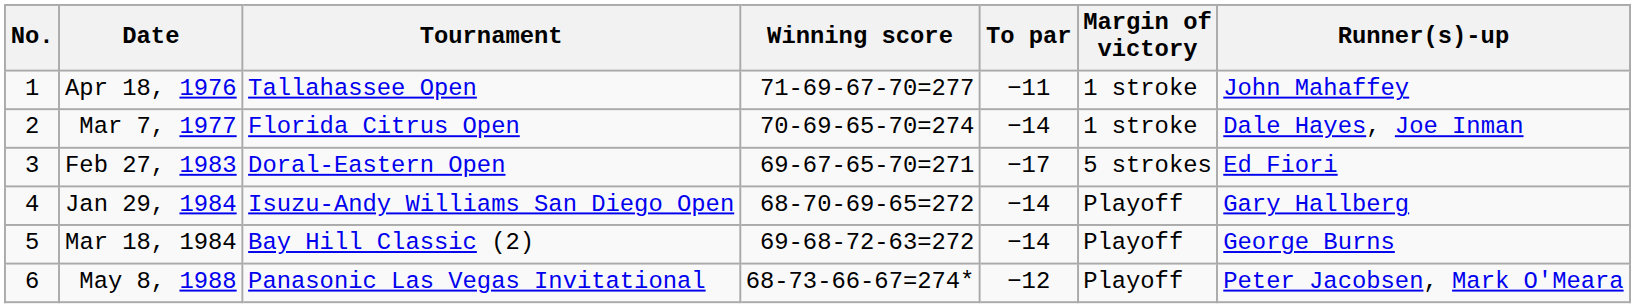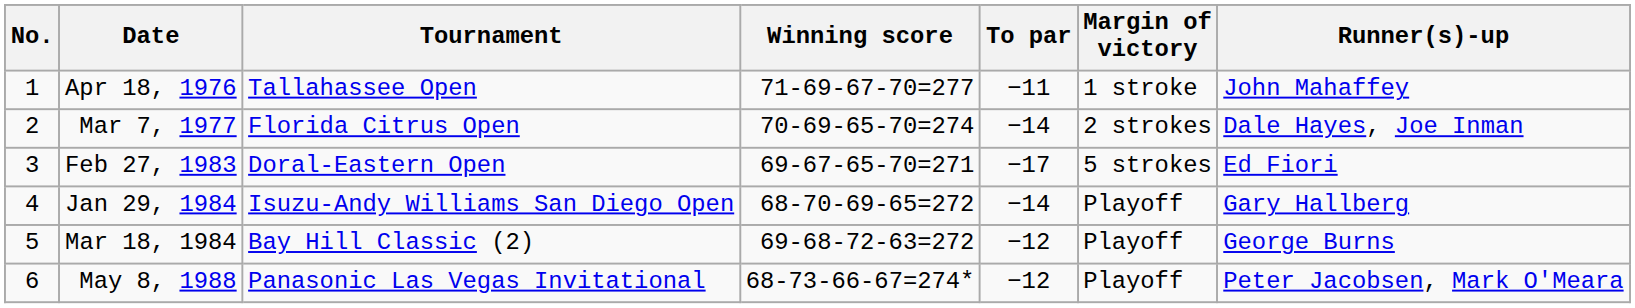(1140, 129) 1 stroke -> (1147, 129) 2 strokes
(1029, 244) −14 -> (1029, 244) −12
